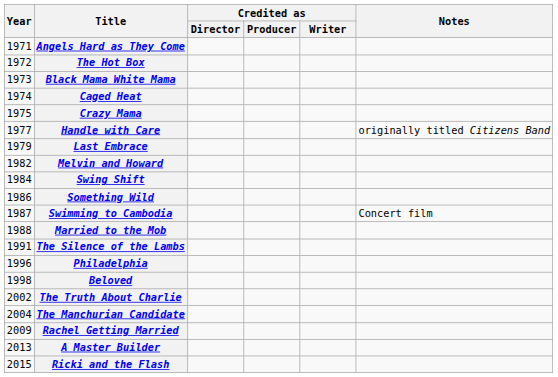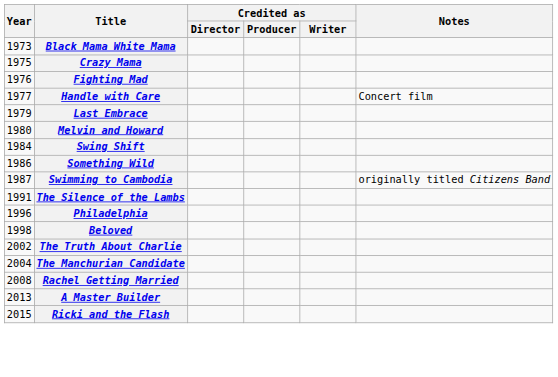- row: (111, 46)
- row: (111, 63)
- row: (111, 96)
+ row: (111, 80)
(454, 130) originally titled Citizens Band -> (396, 96) Concert film
(19, 163) 1982 -> (19, 130) 1980
(396, 214) Concert film -> (454, 180) originally titled Citizens Band
- row: (111, 230)
(19, 331) 2009 -> (19, 281) 2008
